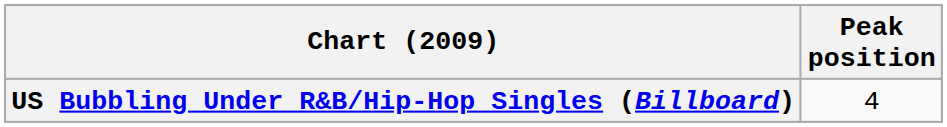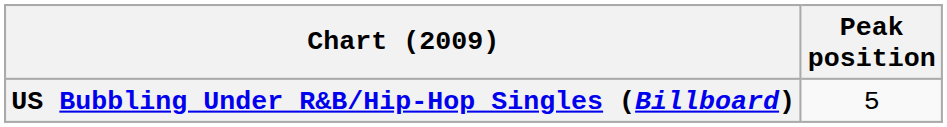(872, 101) 4 -> (872, 101) 5
